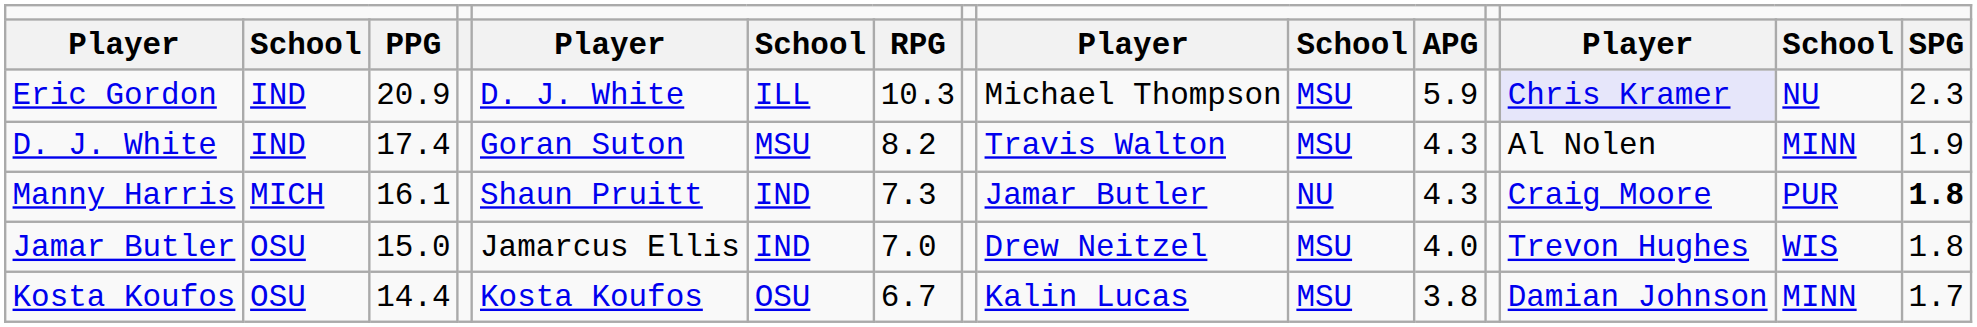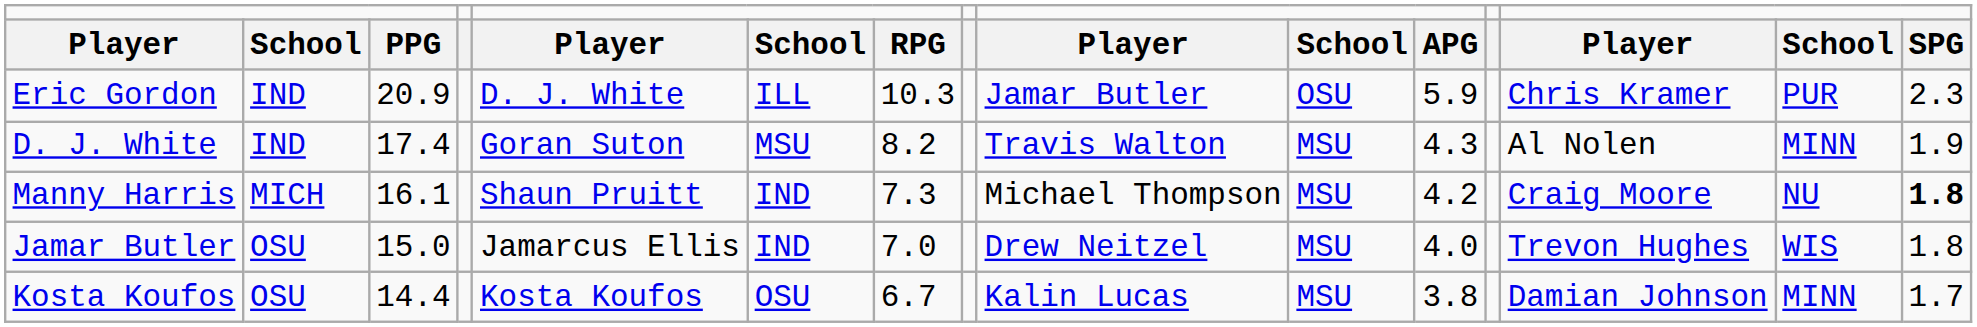(1133, 96) Michael Thompson -> (1096, 96) Jamar Butler
(1324, 96) MSU -> (1324, 96) OSU
(1619, 96) lavender background -> (1619, 96) no background
(1801, 96) NU -> (1810, 96) PUR
(1096, 196) Jamar Butler -> (1133, 196) Michael Thompson
(1315, 196) NU -> (1324, 196) MSU
(1450, 196) 4.3 -> (1450, 196) 4.2
(1810, 196) PUR -> (1801, 196) NU
